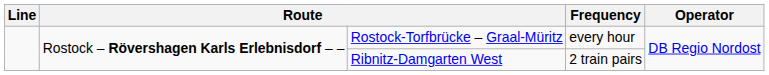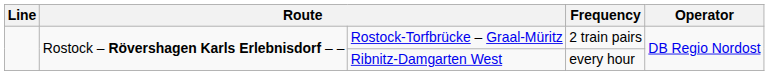(602, 37) every hour -> (606, 37) 2 train pairs
(606, 59) 2 train pairs -> (602, 59) every hour
